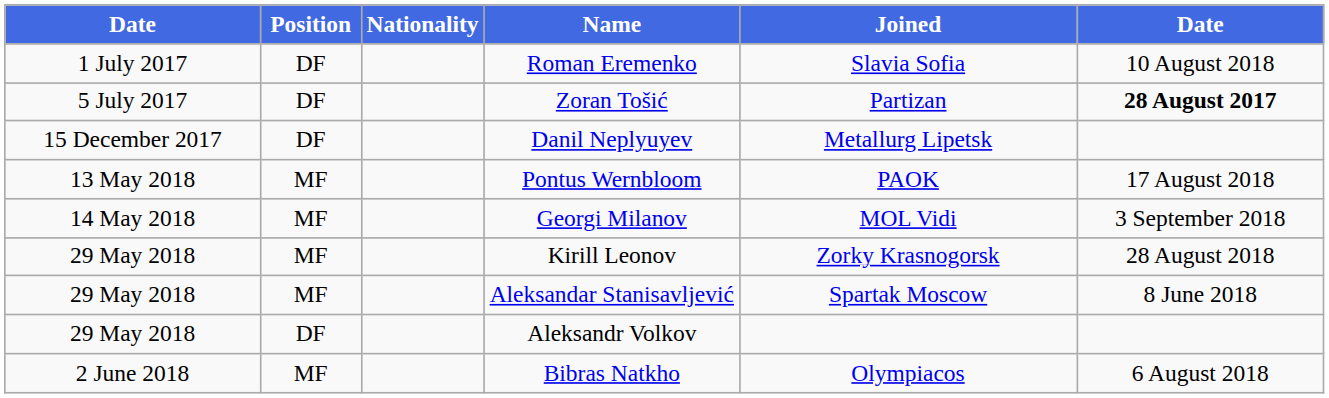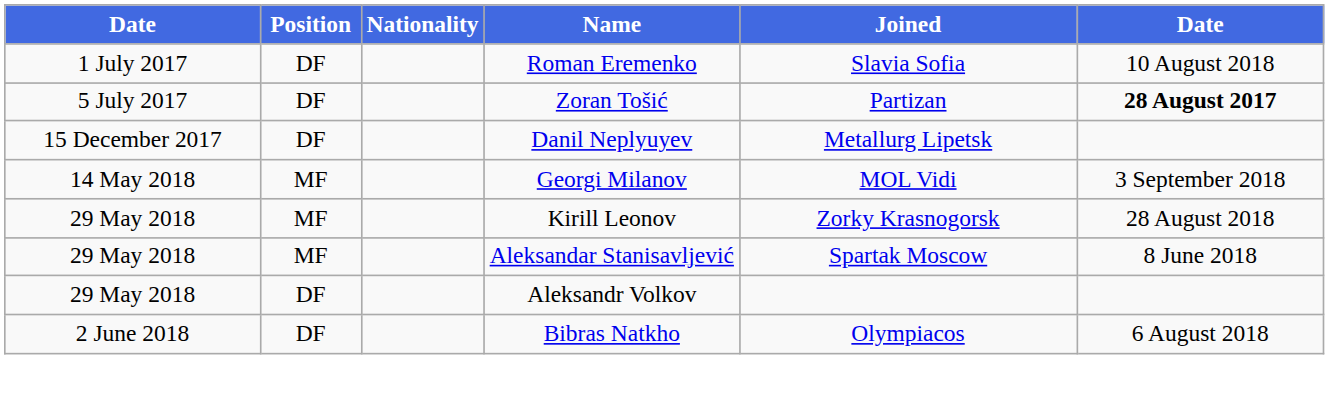- row: (612, 179)
(311, 372) MF -> (311, 333) DF
